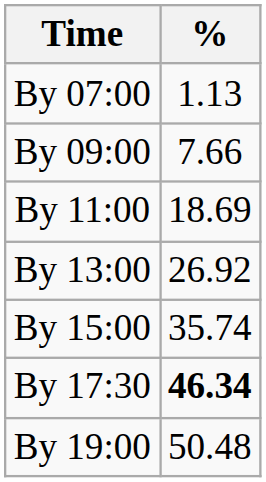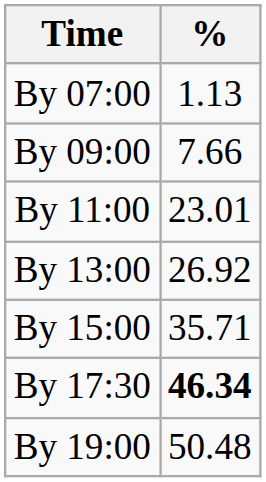(210, 210) 18.69 -> (210, 210) 23.01
(210, 328) 35.74 -> (210, 328) 35.71
